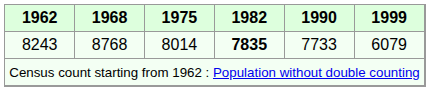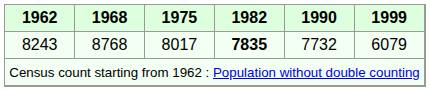(179, 44) 8014 -> (179, 44) 8017
(319, 44) 7733 -> (319, 44) 7732
